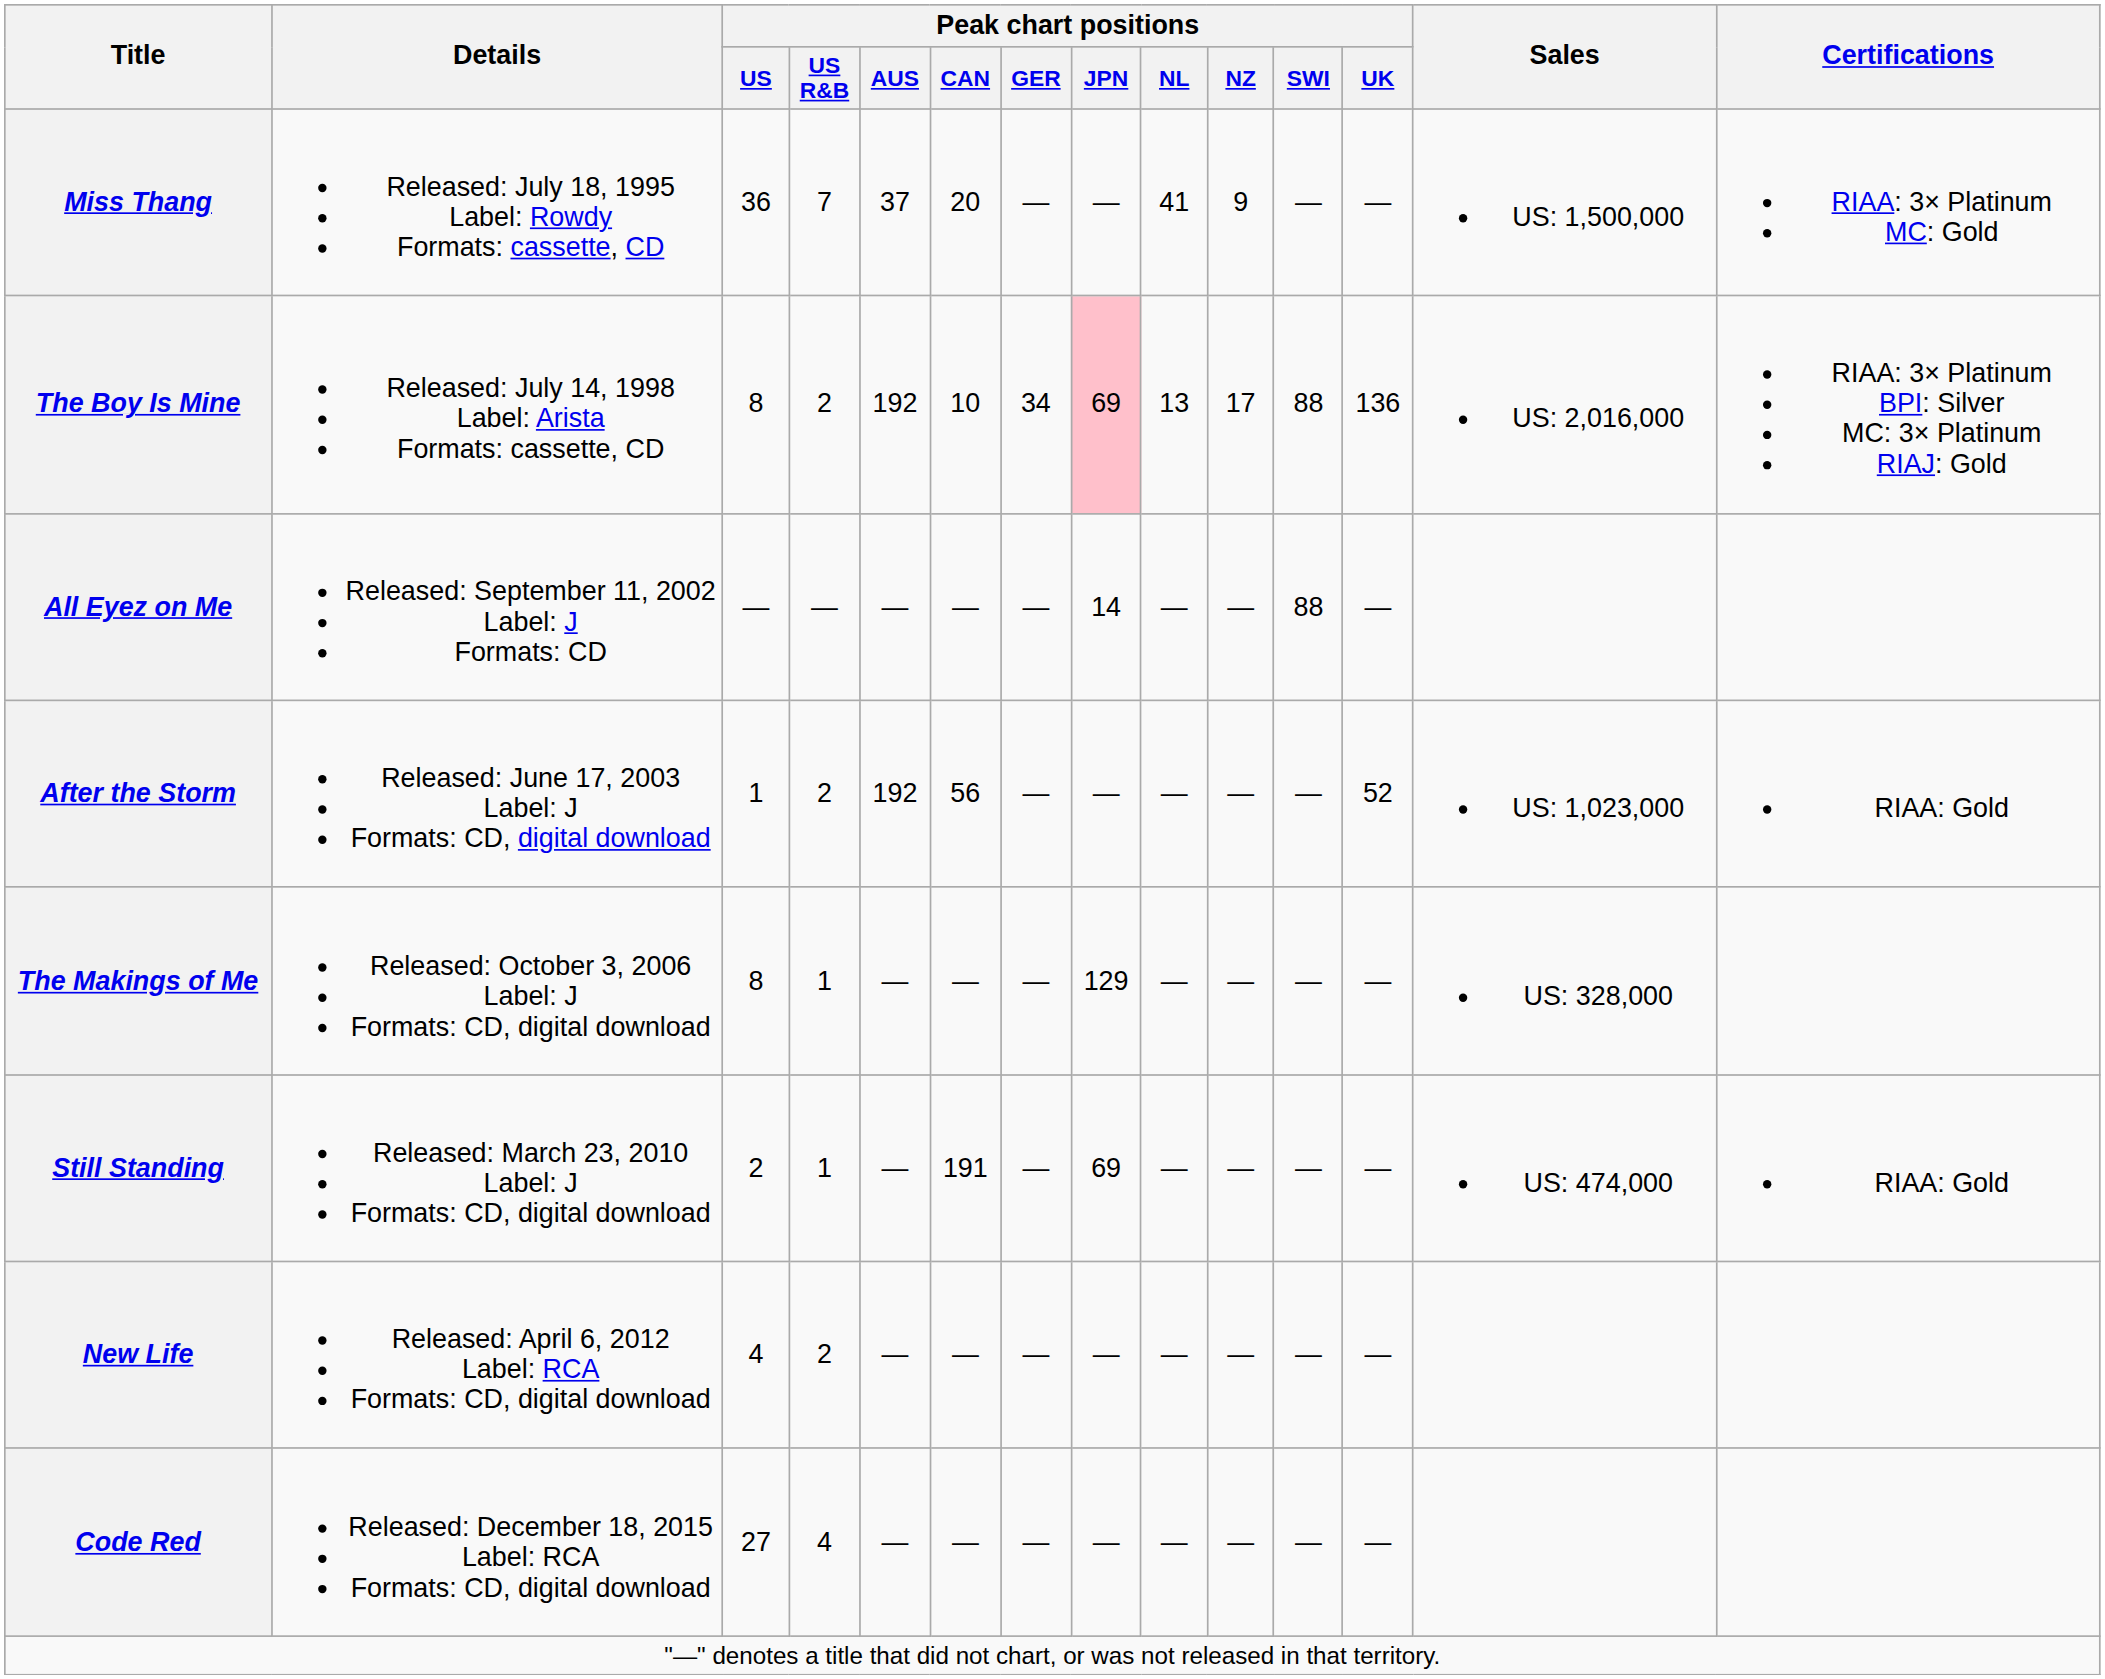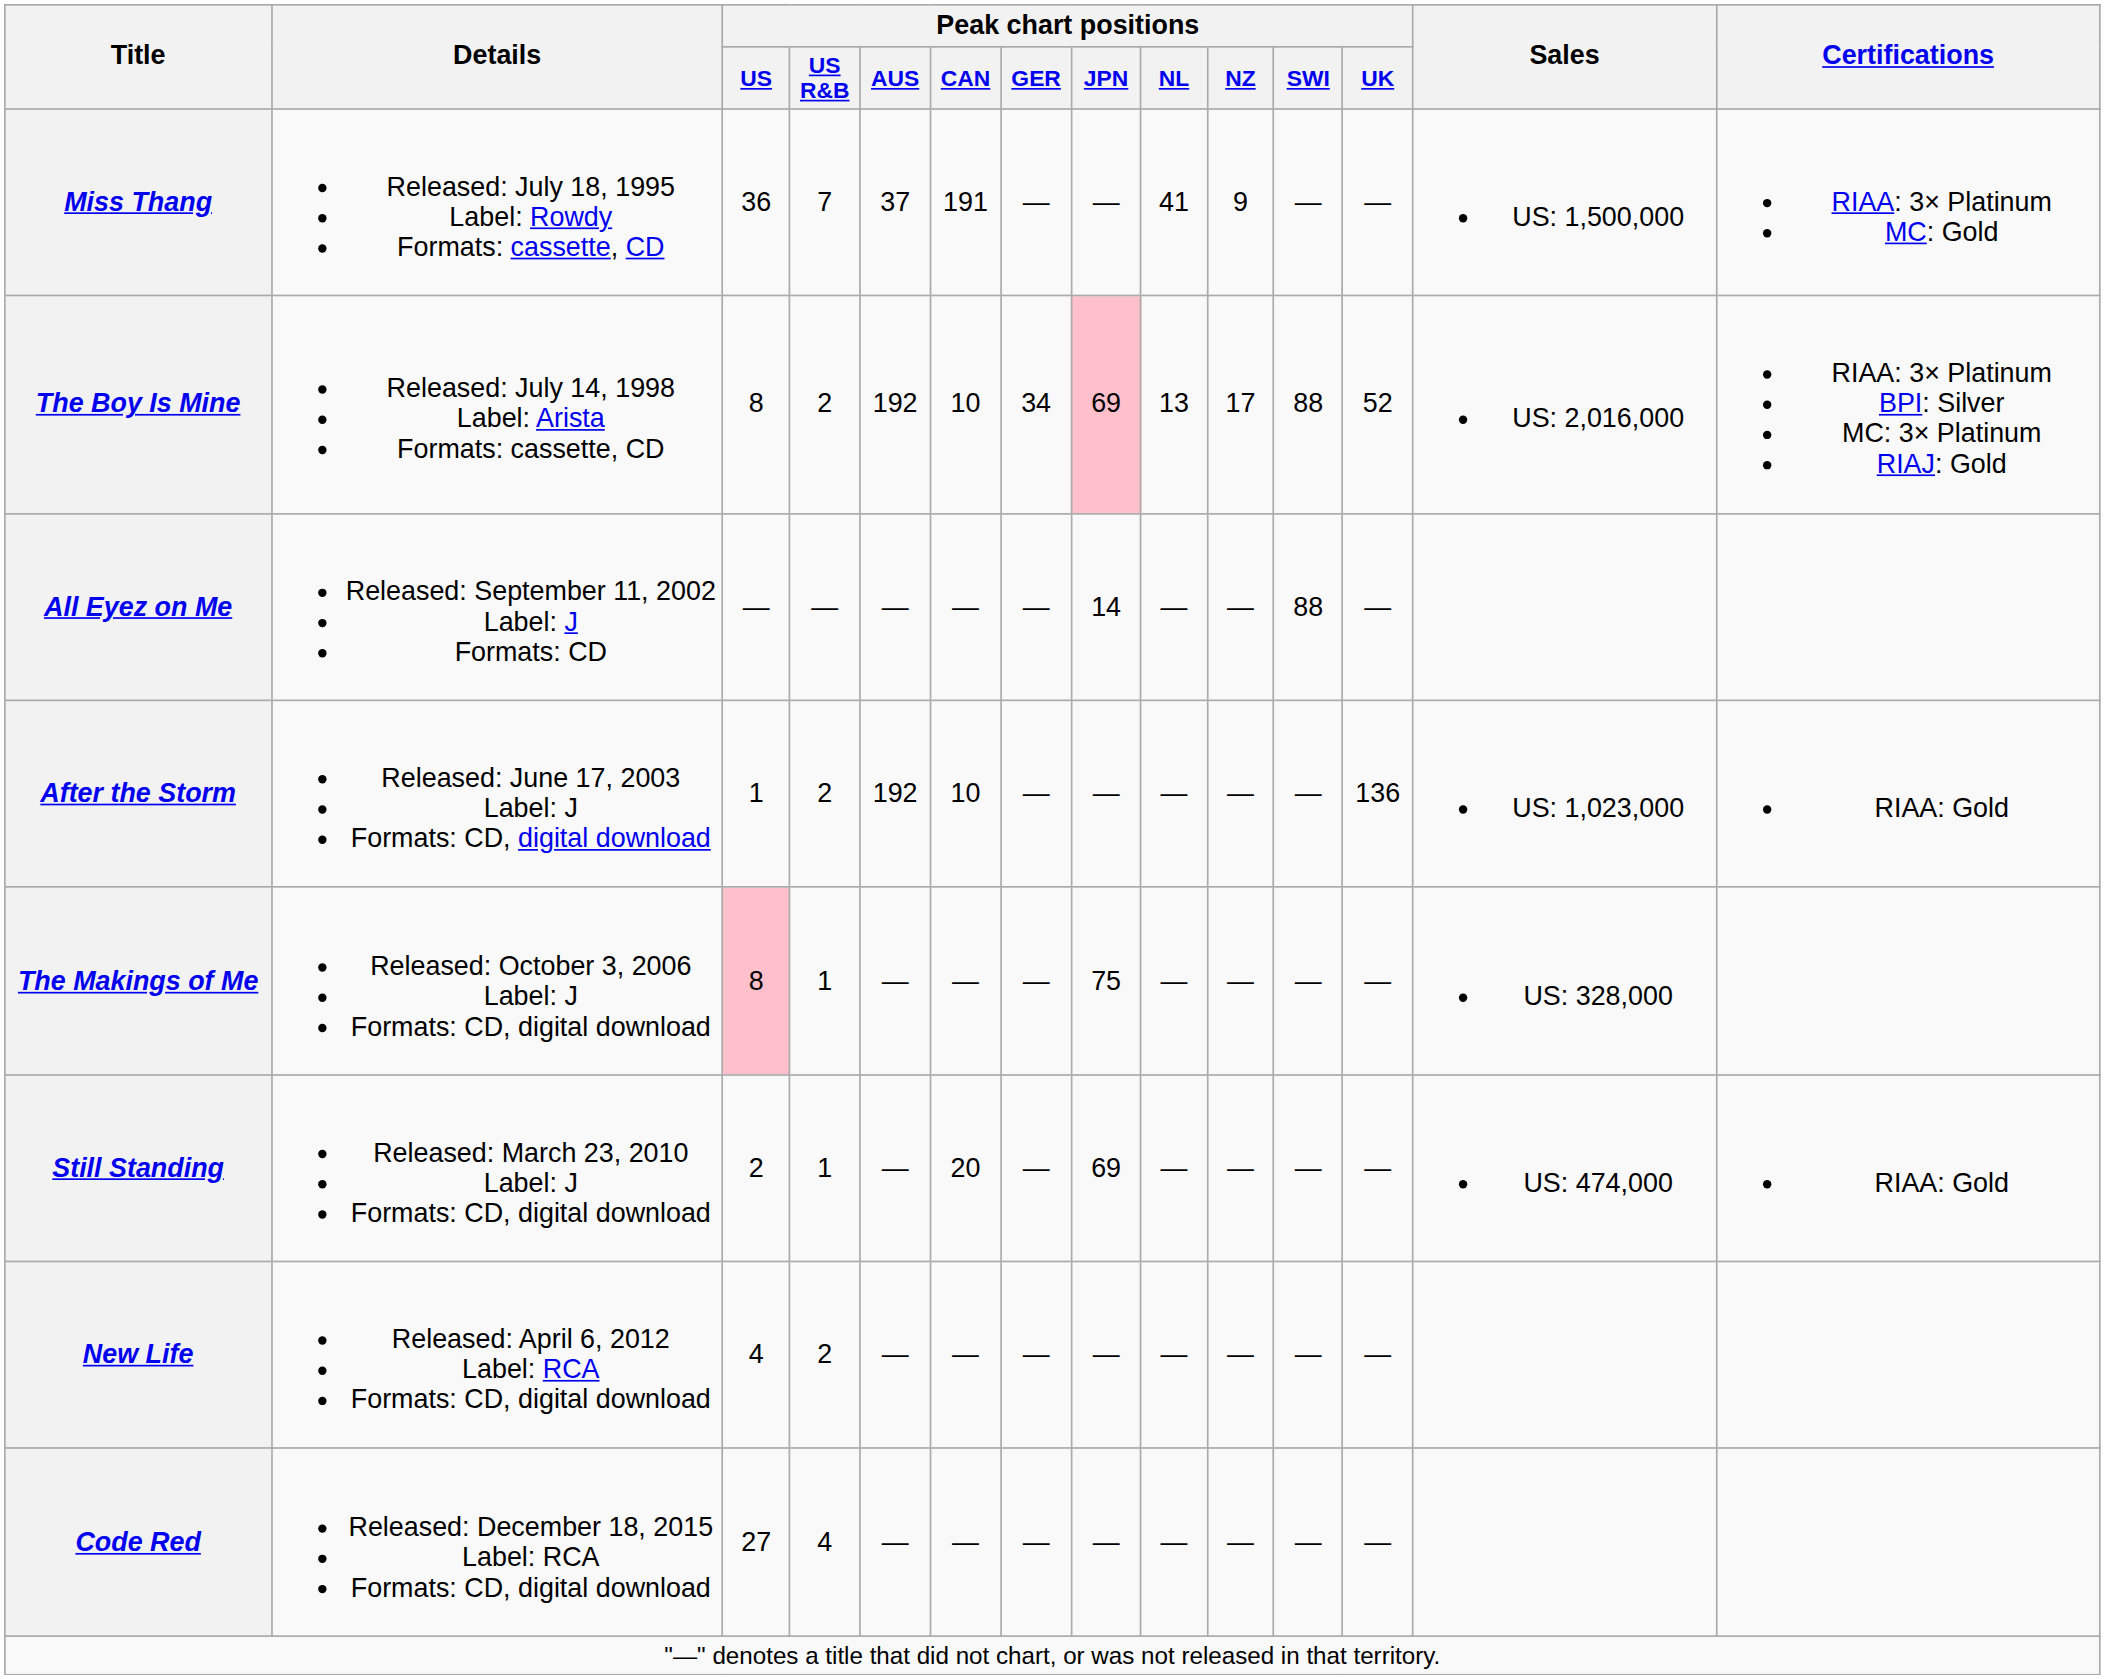(965, 201) 20 -> (966, 201) 191
(1378, 404) 136 -> (1378, 404) 52
(965, 793) 56 -> (966, 793) 10
(1378, 793) 52 -> (1378, 793) 136
(756, 980) no background -> (756, 980) pink background
(1106, 980) 129 -> (1106, 980) 75
(965, 1167) 191 -> (966, 1167) 20
